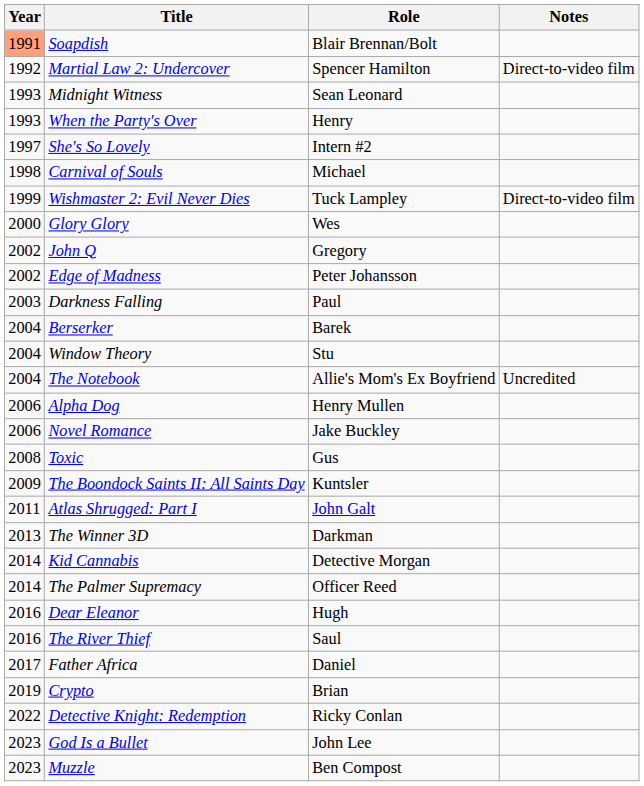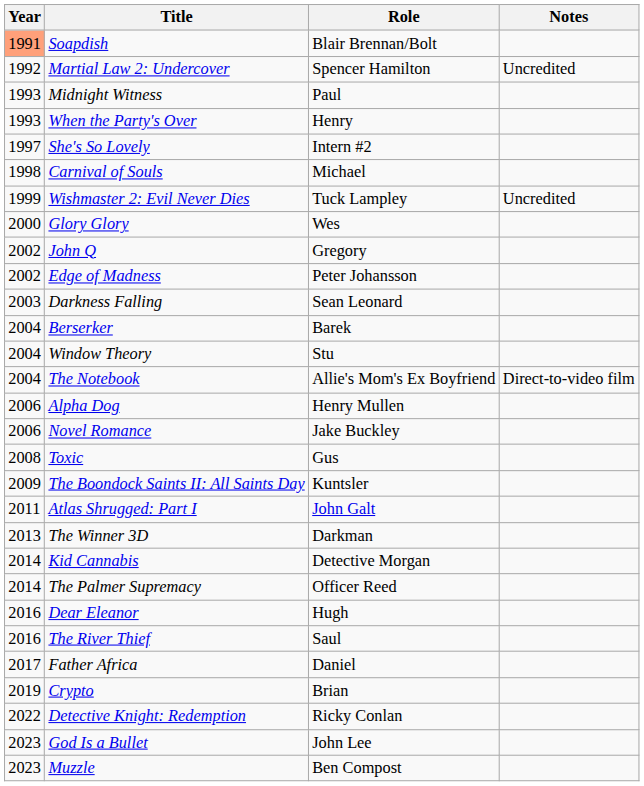(569, 69) Direct-to-video film -> (539, 69) Uncredited
(357, 95) Sean Leonard -> (327, 95) Paul
(569, 198) Direct-to-video film -> (539, 198) Uncredited
(327, 302) Paul -> (357, 302) Sean Leonard
(539, 379) Uncredited -> (569, 379) Direct-to-video film
